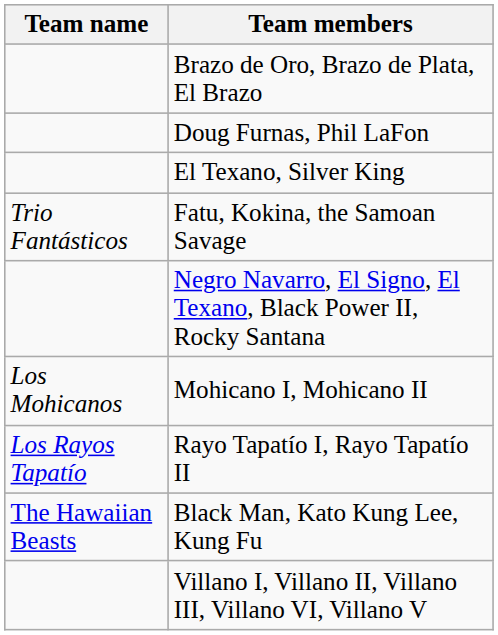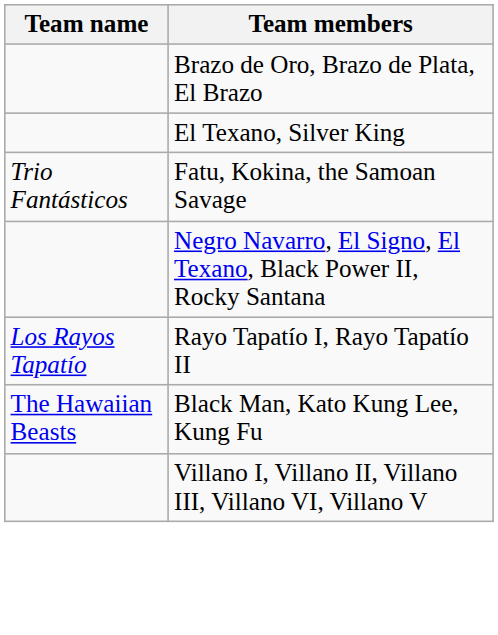- row: (301, 132)
- row: (301, 390)
